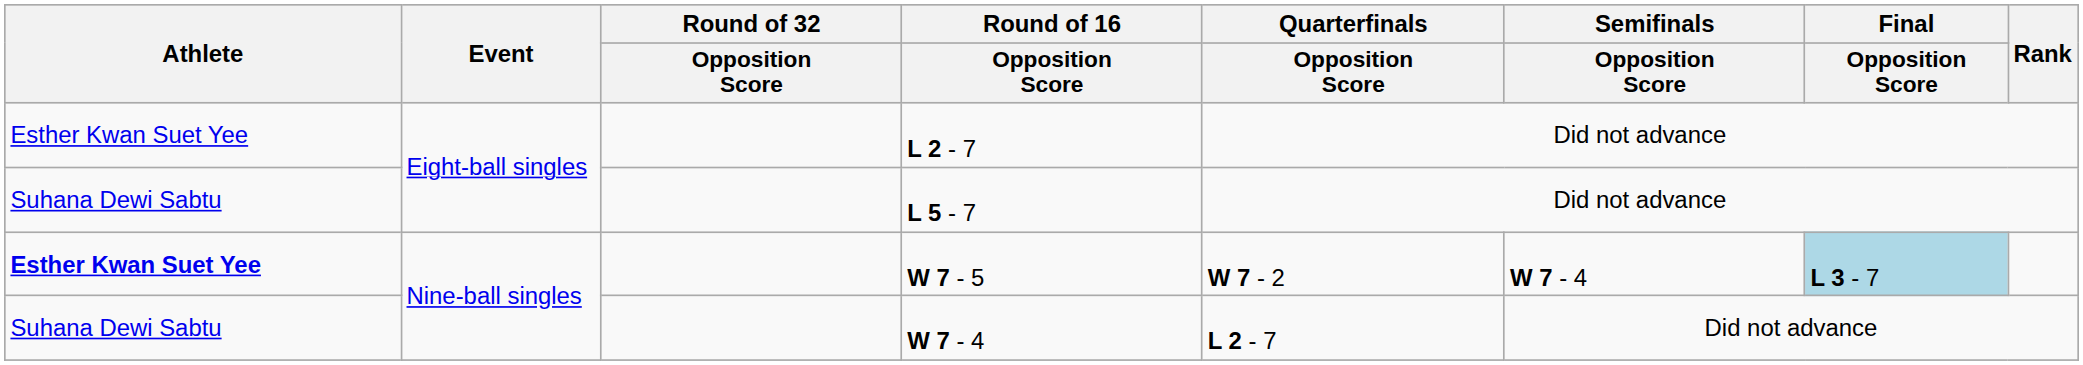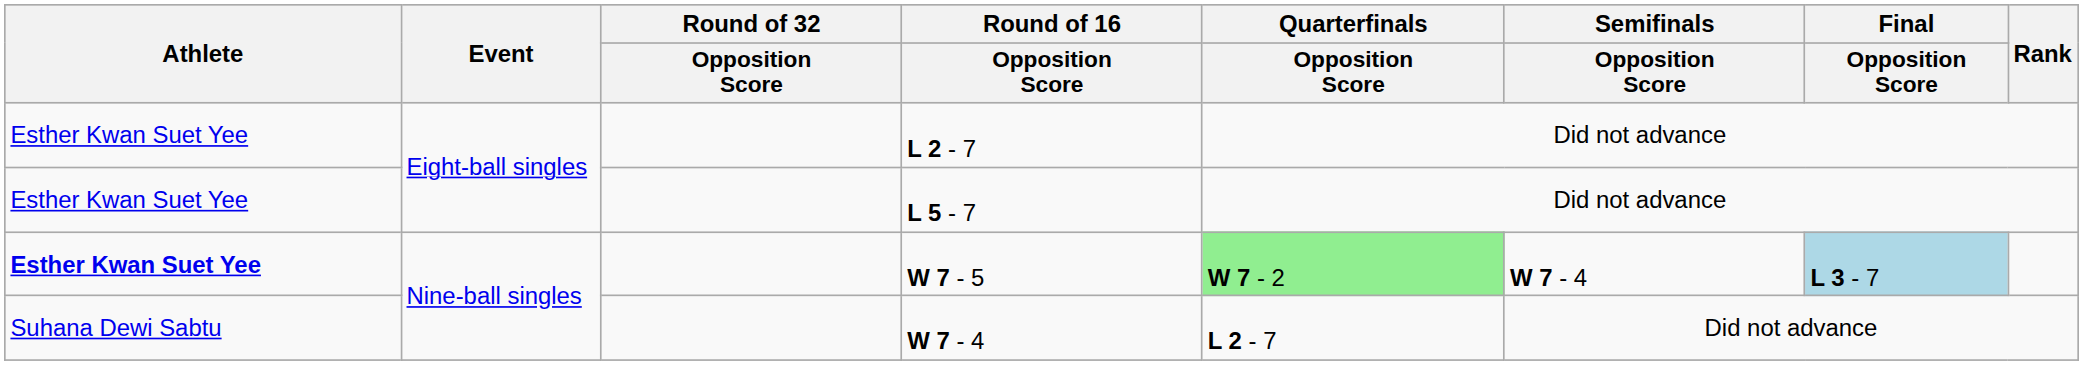(116, 200) Suhana Dewi Sabtu -> (129, 200) Esther Kwan Suet Yee
(1246, 278) no background -> (1246, 278) lightgreen background
